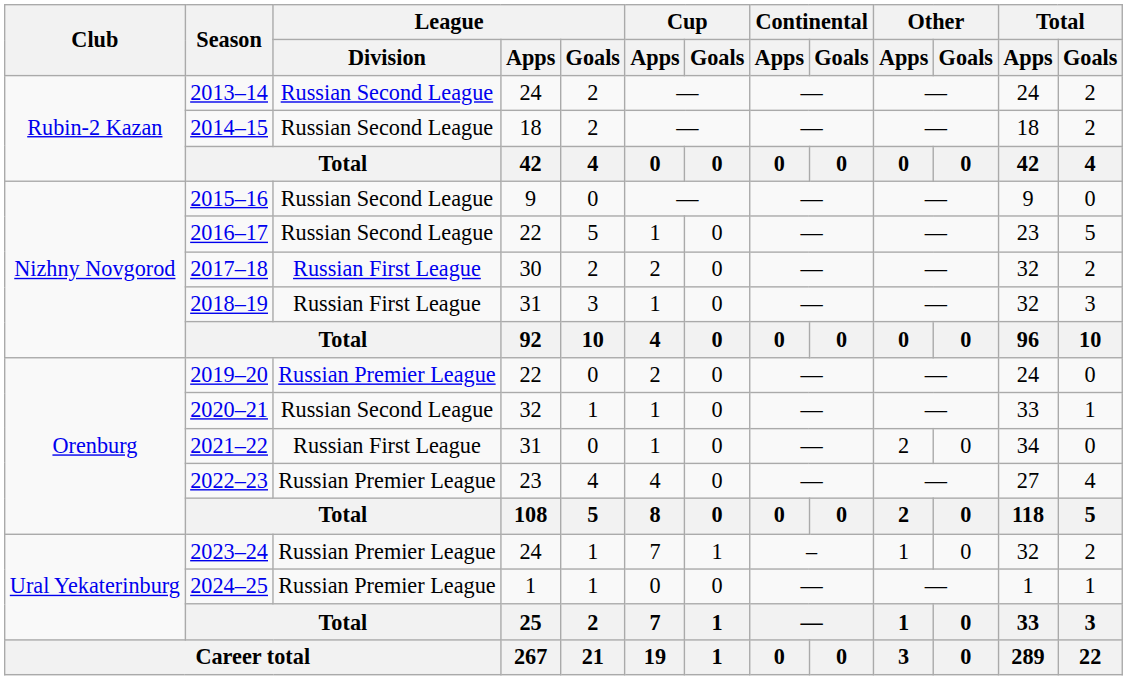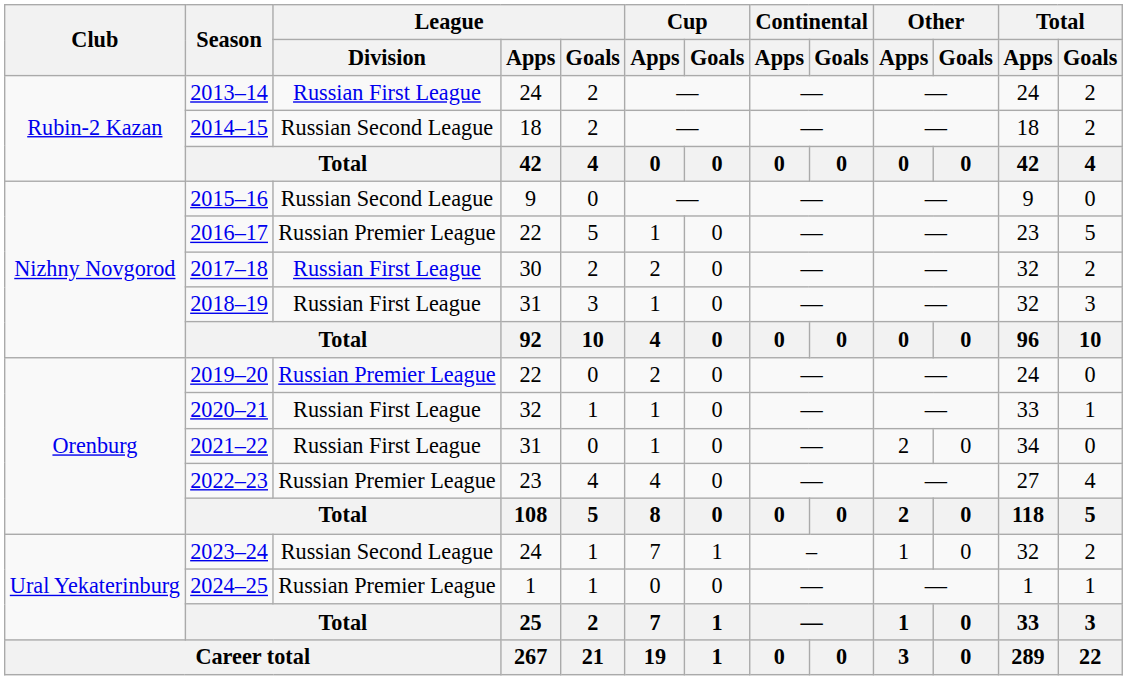(387, 92) Russian Second League -> (387, 92) Russian First League
(387, 233) Russian Second League -> (387, 233) Russian Premier League
(387, 410) Russian Second League -> (387, 410) Russian First League
(387, 551) Russian Premier League -> (387, 551) Russian Second League
